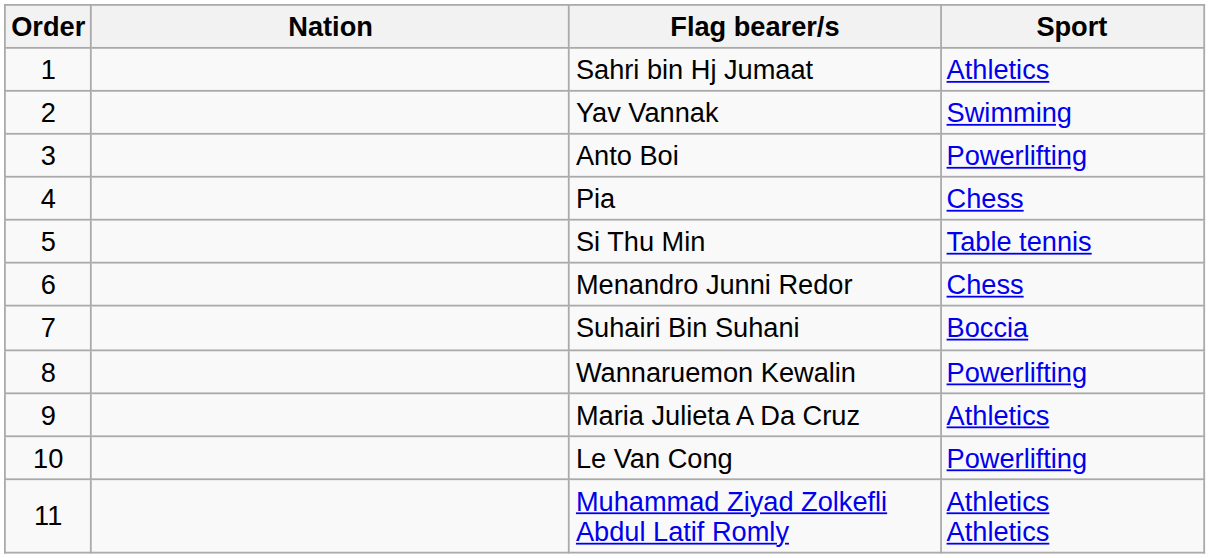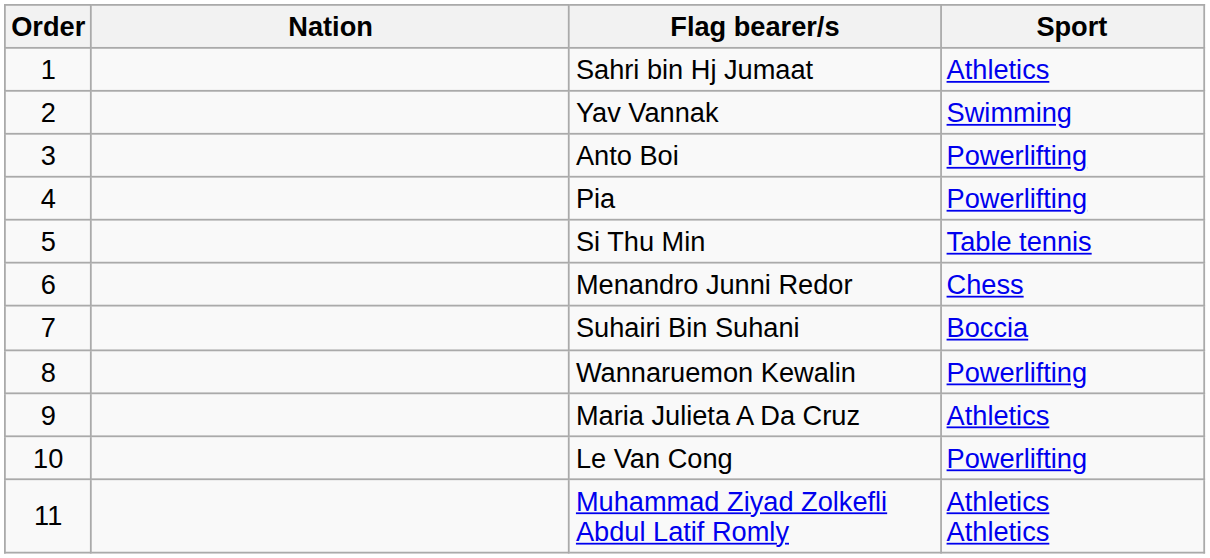(985, 199) Chess -> (1017, 199) Powerlifting
